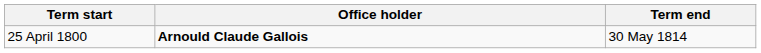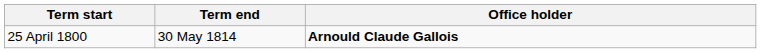columns swapped: (681, 15) <-> (380, 15)
